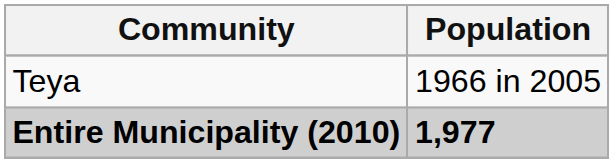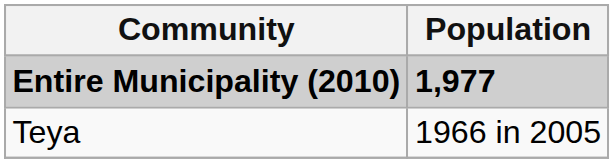rows swapped: (206, 132) <-> (46, 81)
